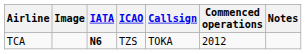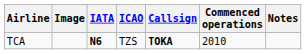(160, 41) normal -> (160, 41) bold
(214, 41) 2012 -> (214, 41) 2010
